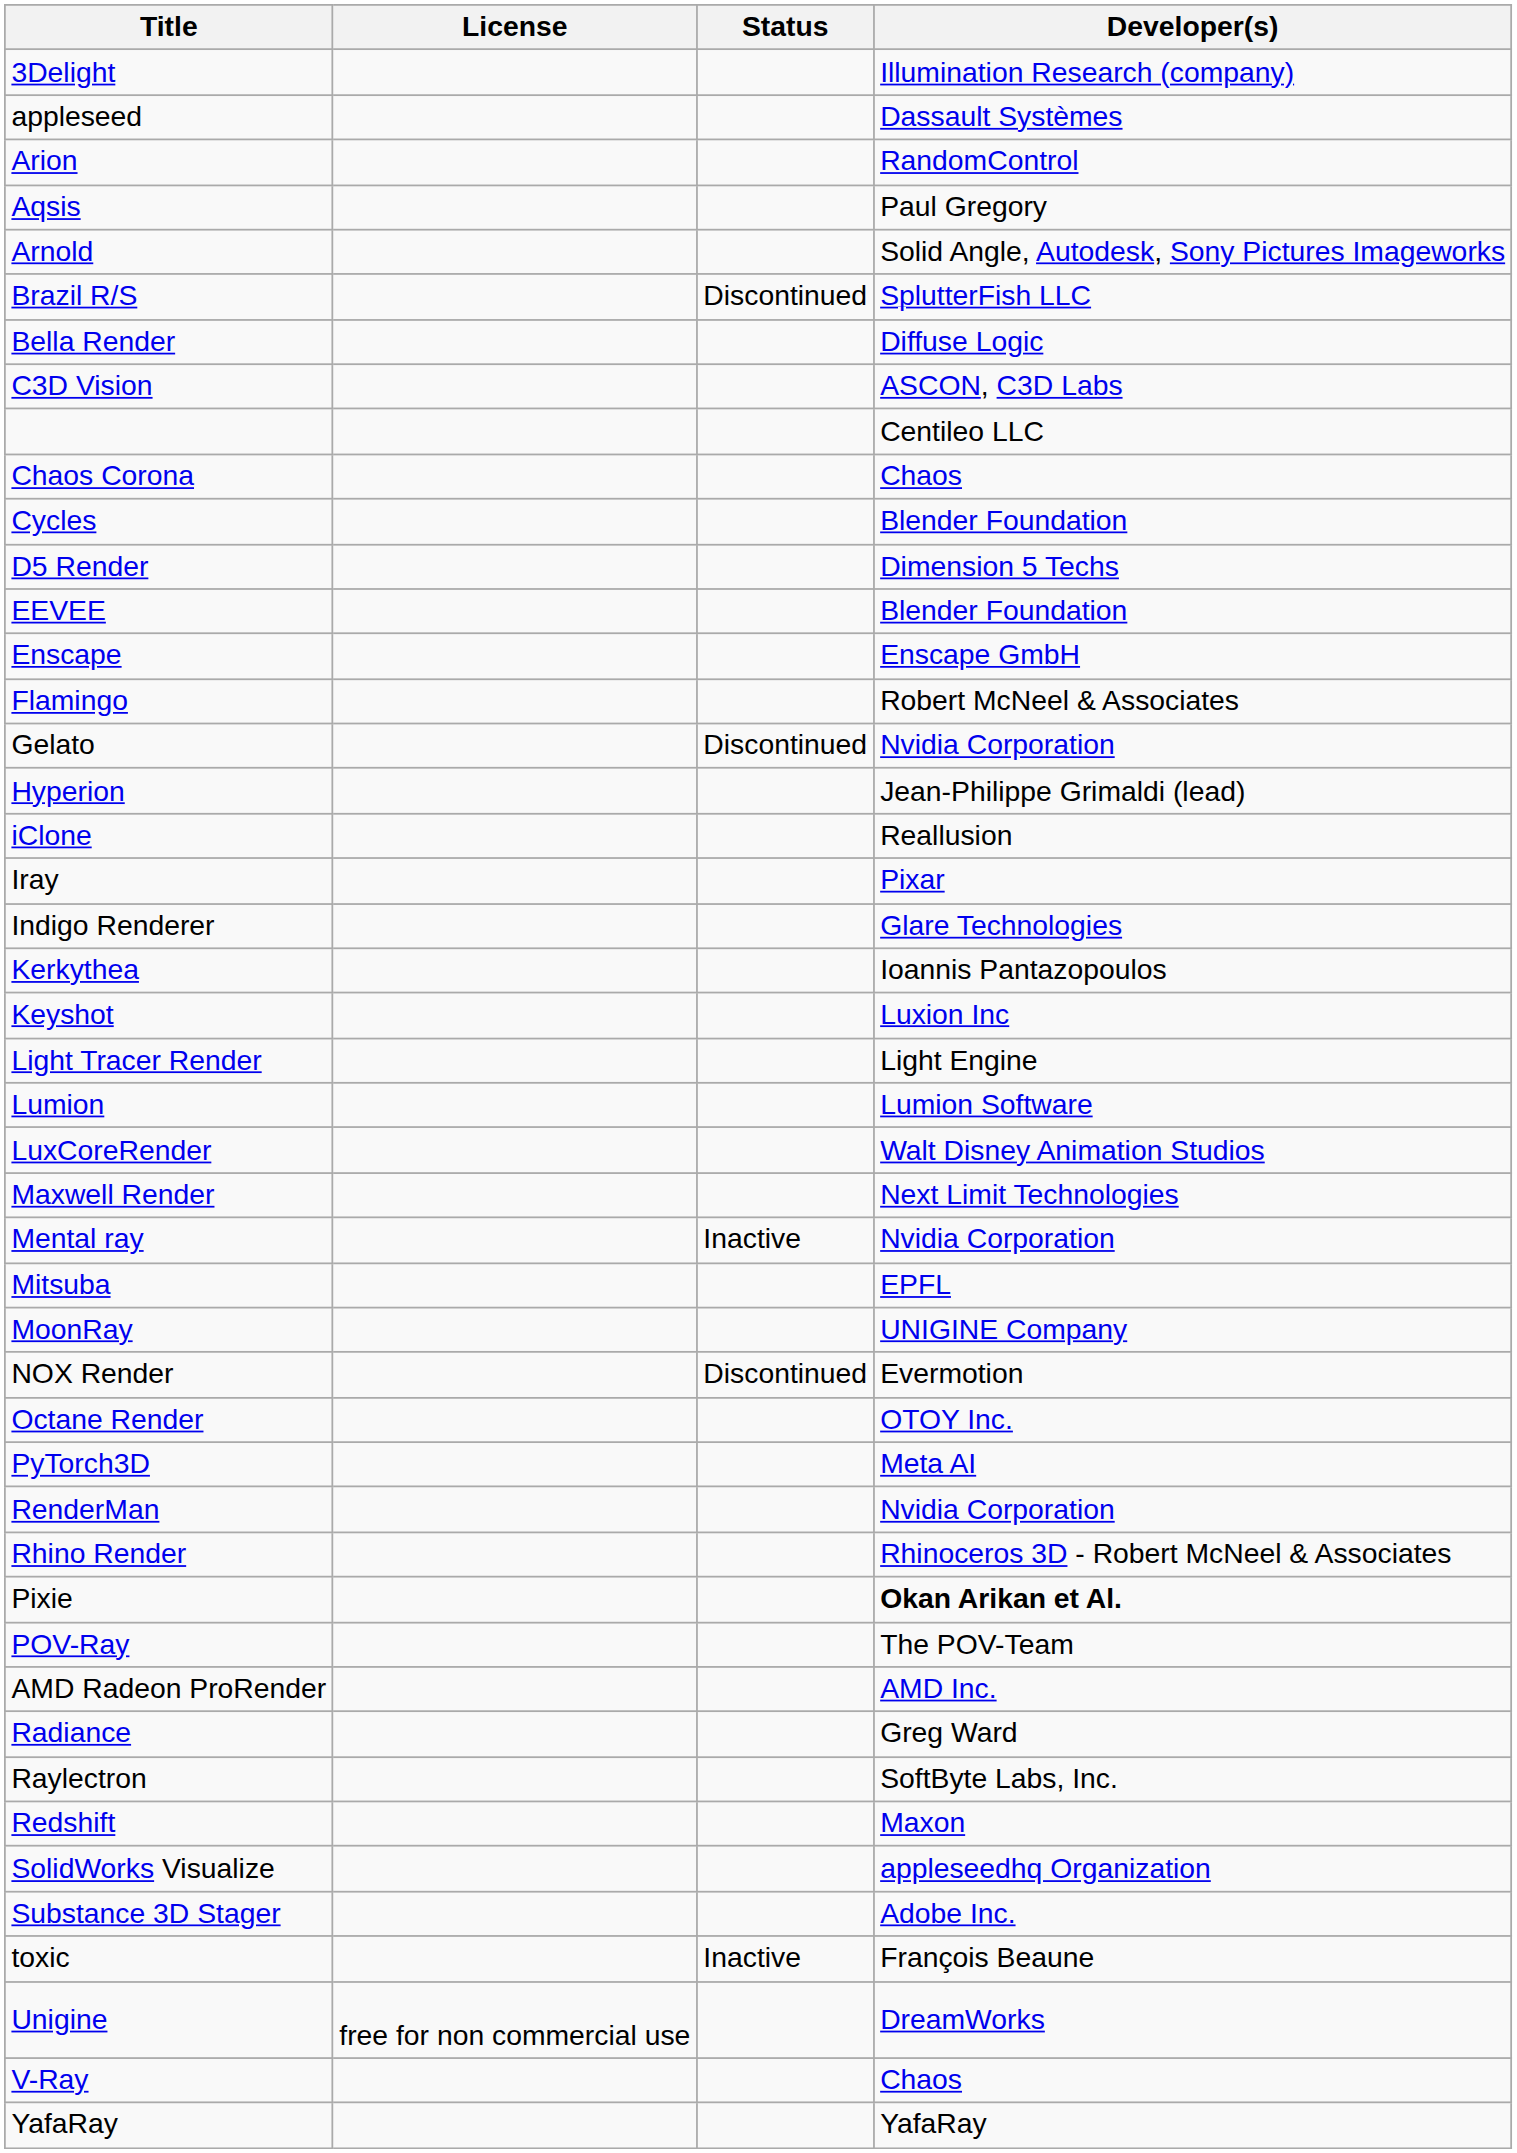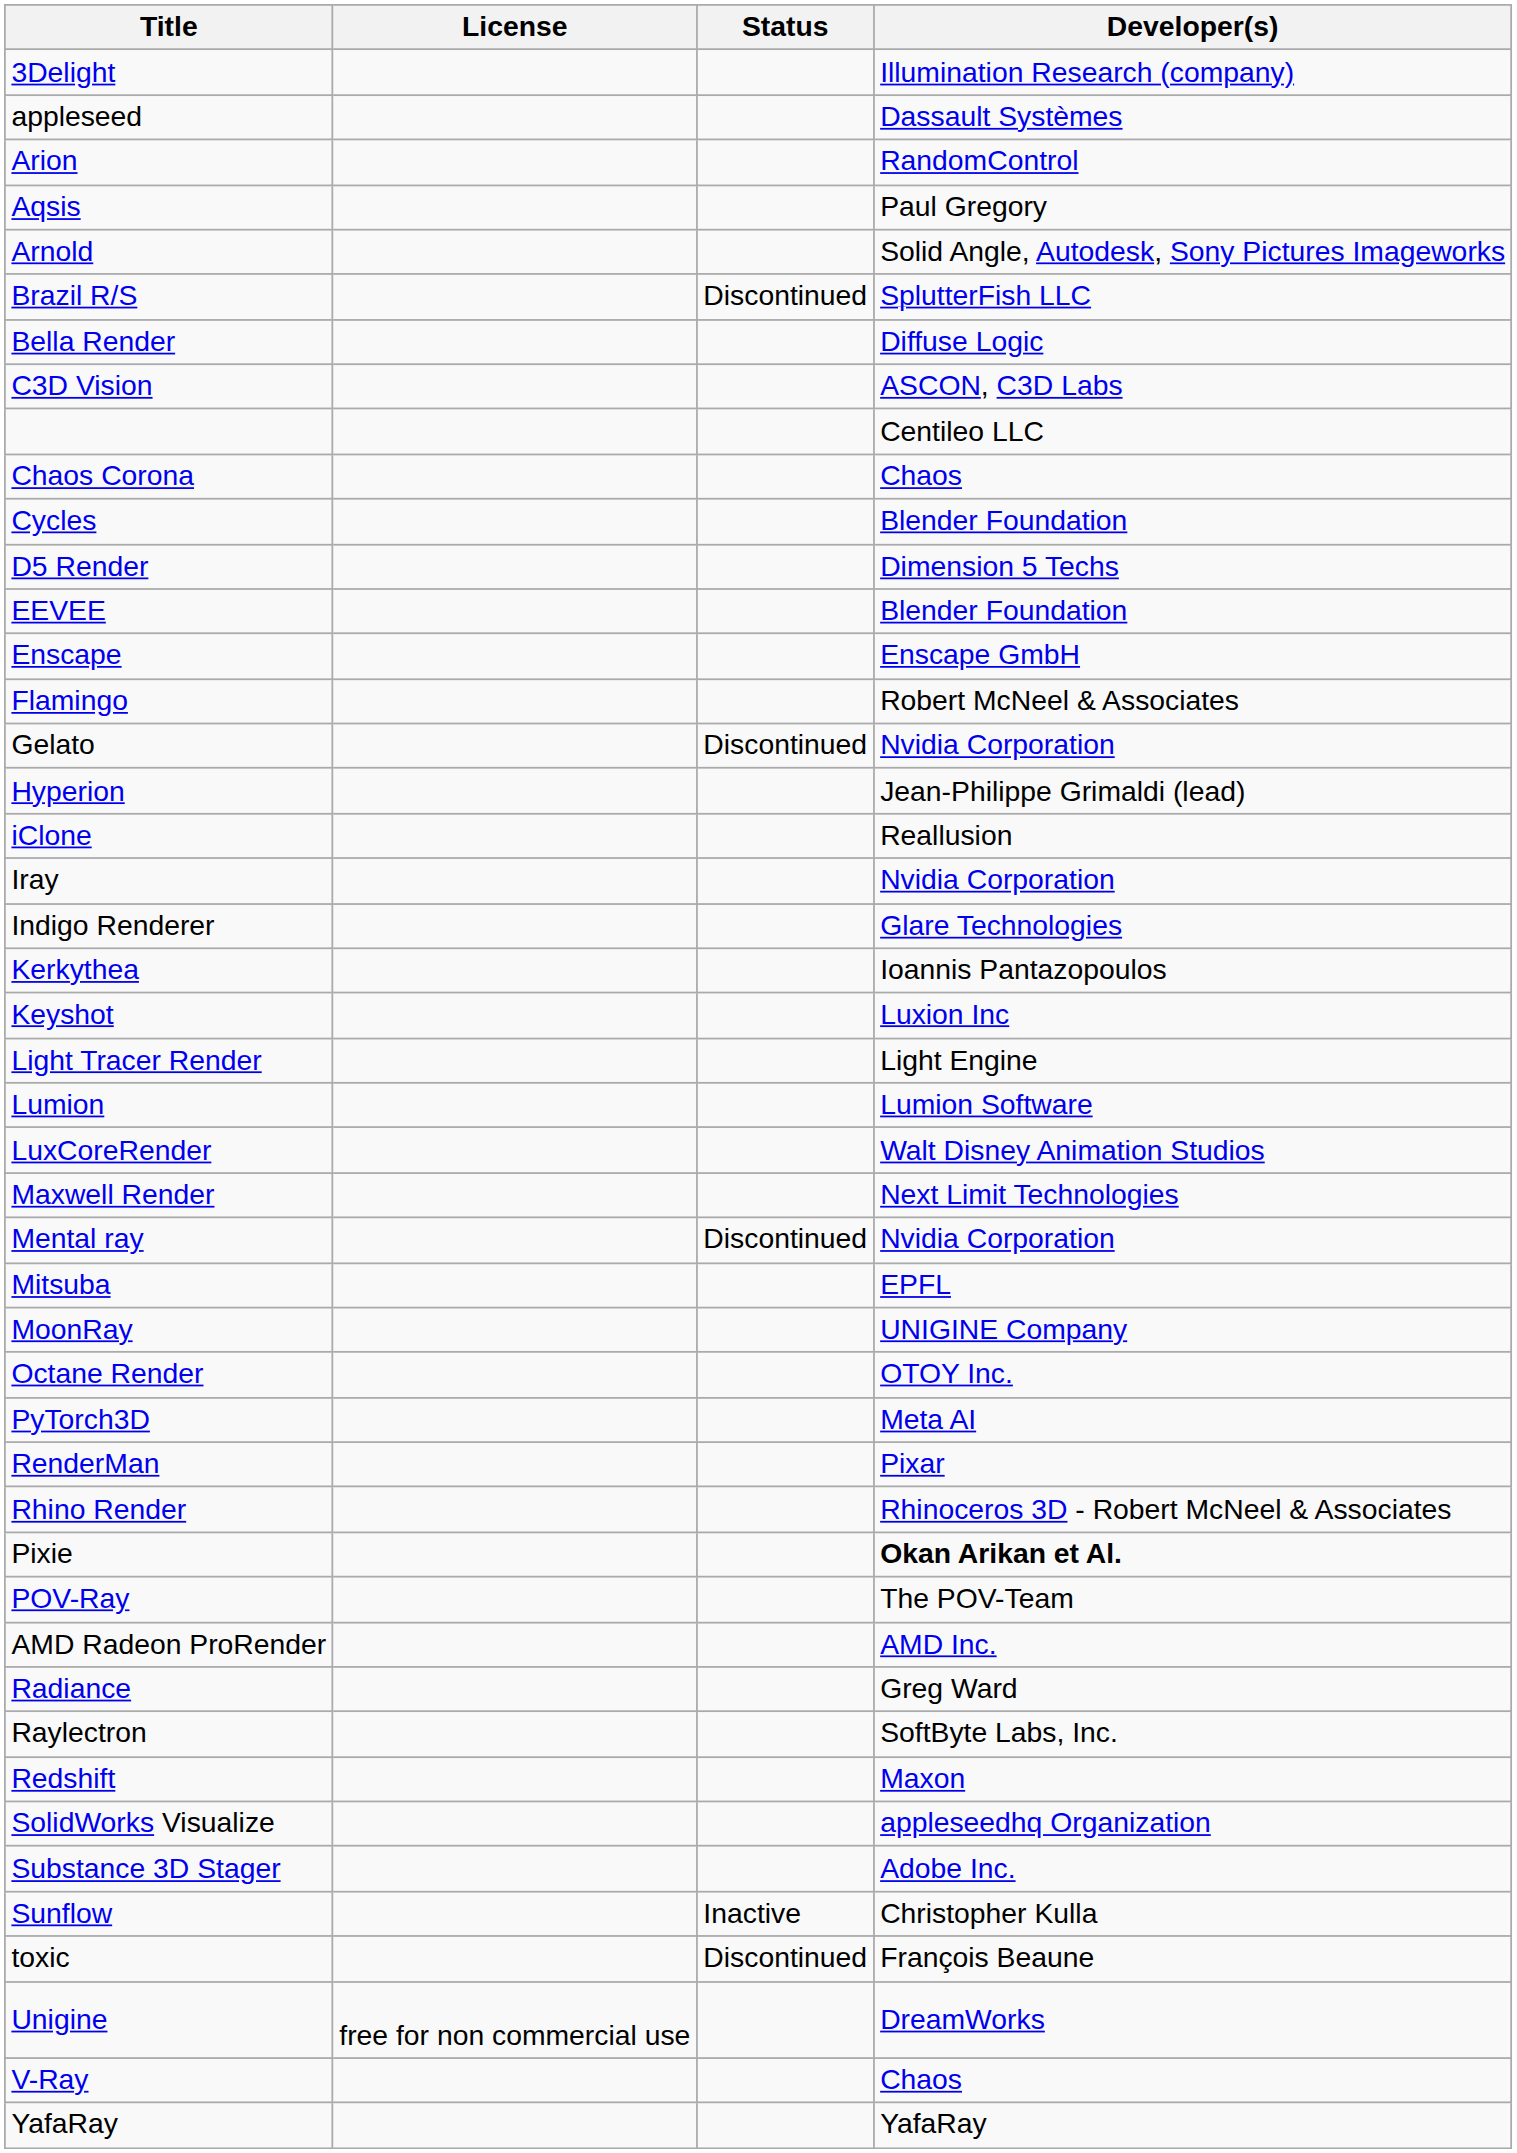(912, 880) Pixar -> (997, 880) Nvidia Corporation
(752, 1239) Inactive -> (785, 1239) Discontinued
- row: (92, 1374)
(997, 1509) Nvidia Corporation -> (912, 1464) Pixar
+ row: (62, 1913)
(752, 1958) Inactive -> (785, 1958) Discontinued
